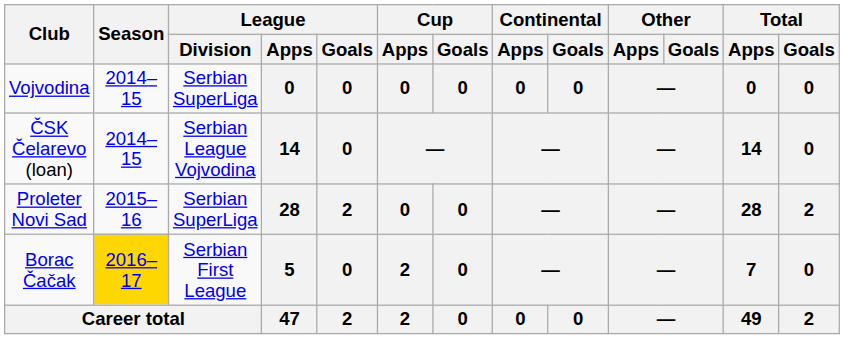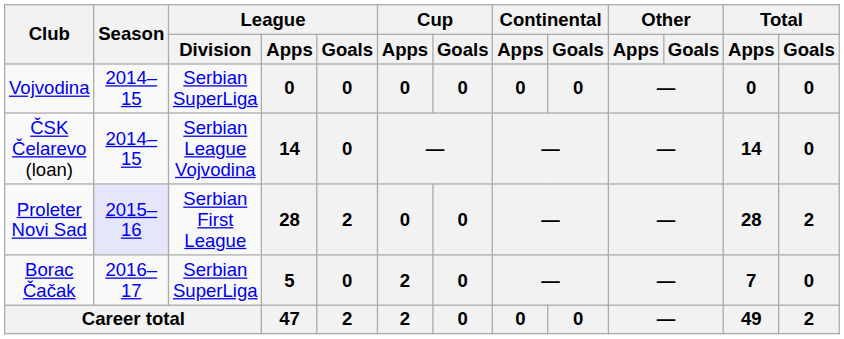(131, 209) no background -> (131, 220) lavender background
(215, 209) Serbian SuperLiga -> (215, 220) Serbian First League
(131, 270) gold background -> (131, 280) no background
(215, 270) Serbian First League -> (215, 280) Serbian SuperLiga
